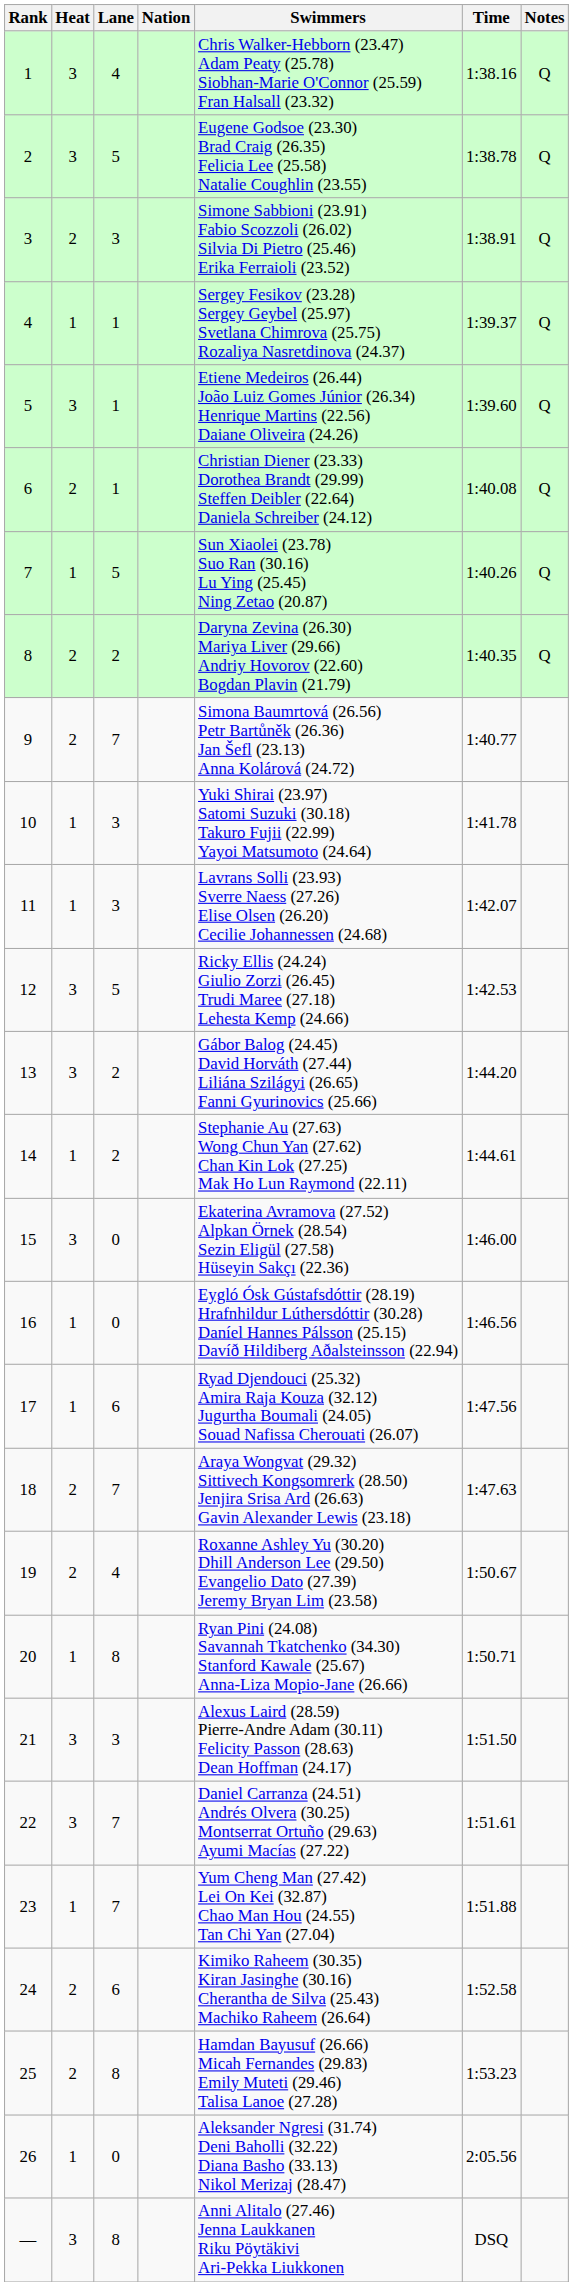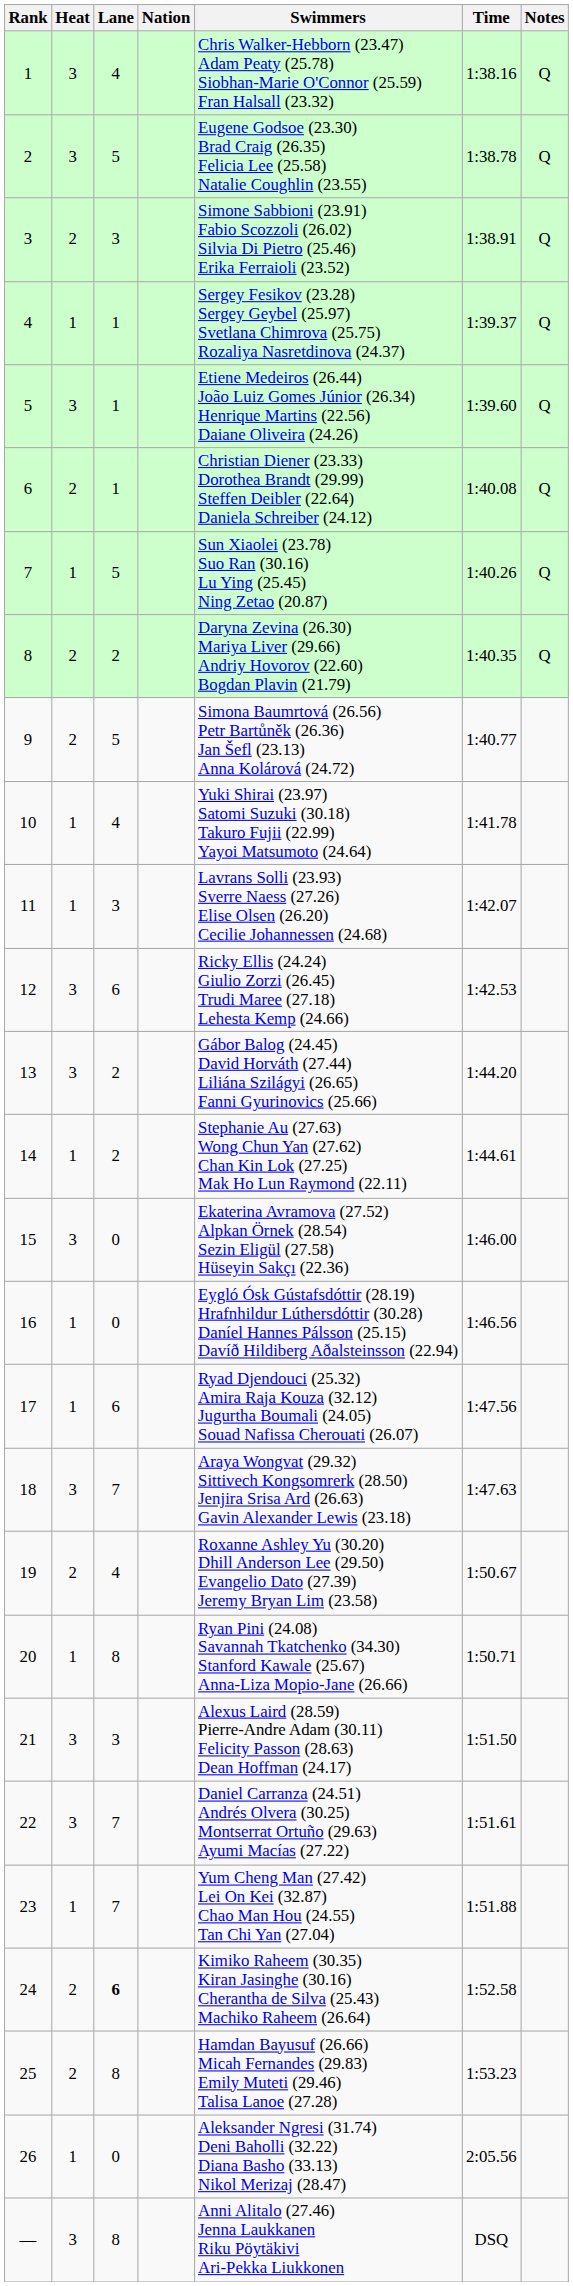(116, 739) 7 -> (116, 739) 5
(116, 822) 3 -> (116, 822) 4
(116, 989) 5 -> (116, 989) 6
(73, 1489) 2 -> (73, 1489) 3
(116, 1989) normal -> (116, 1989) bold
